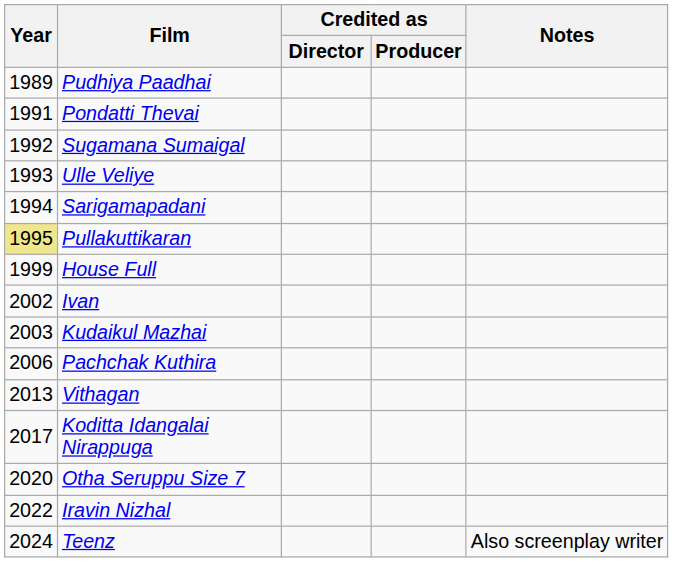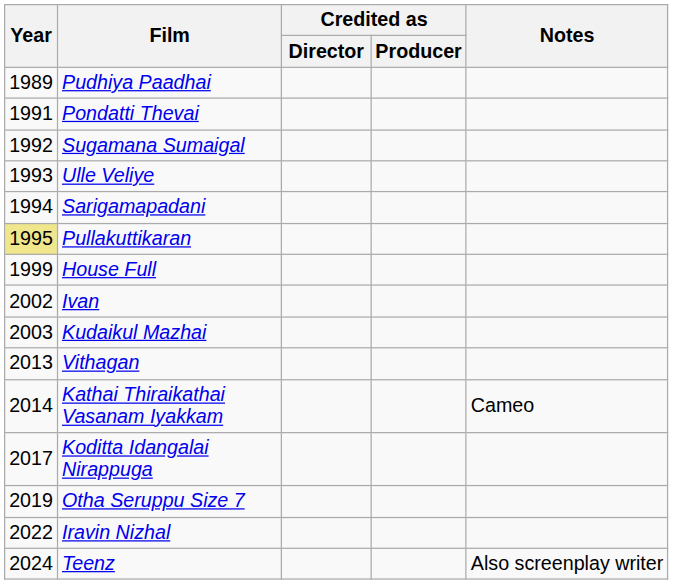- row: (139, 363)
+ row: (143, 405)
(31, 479) 2020 -> (31, 501) 2019
